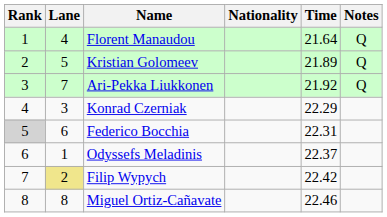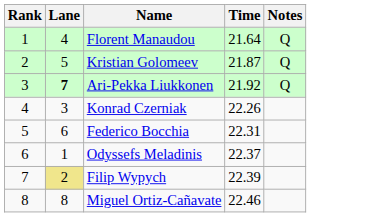- column: (263, 16)
(321, 62) 21.89 -> (245, 62) 21.87
(64, 85) normal -> (64, 85) bold
(321, 108) 22.29 -> (245, 108) 22.26
(25, 131) lightgrey background -> (25, 131) no background
(321, 177) 22.42 -> (245, 177) 22.39
